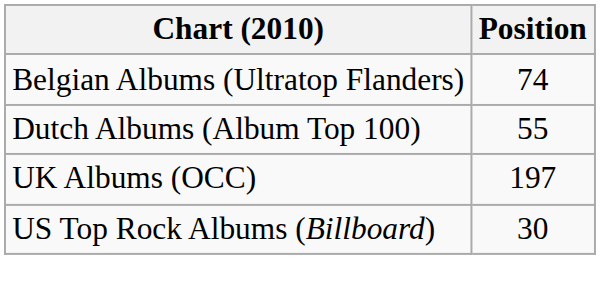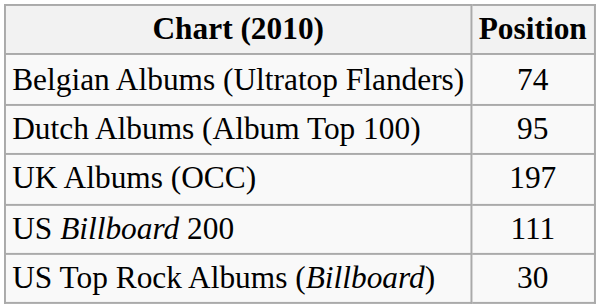(533, 128) 55 -> (533, 128) 95
+ row: (123, 228)
